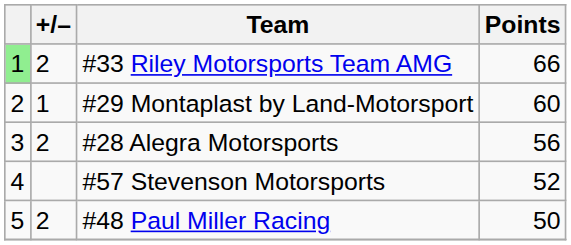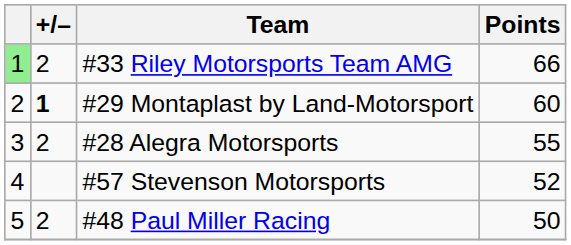(43, 103) normal -> (43, 103) bold
(547, 142) 56 -> (547, 142) 55
